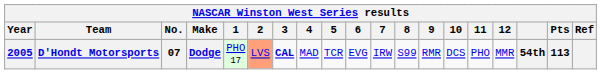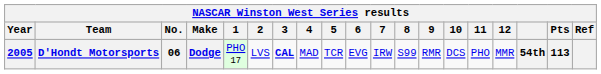(174, 54) 07 -> (174, 54) 06
(260, 54) lightsalmon background -> (260, 54) no background
